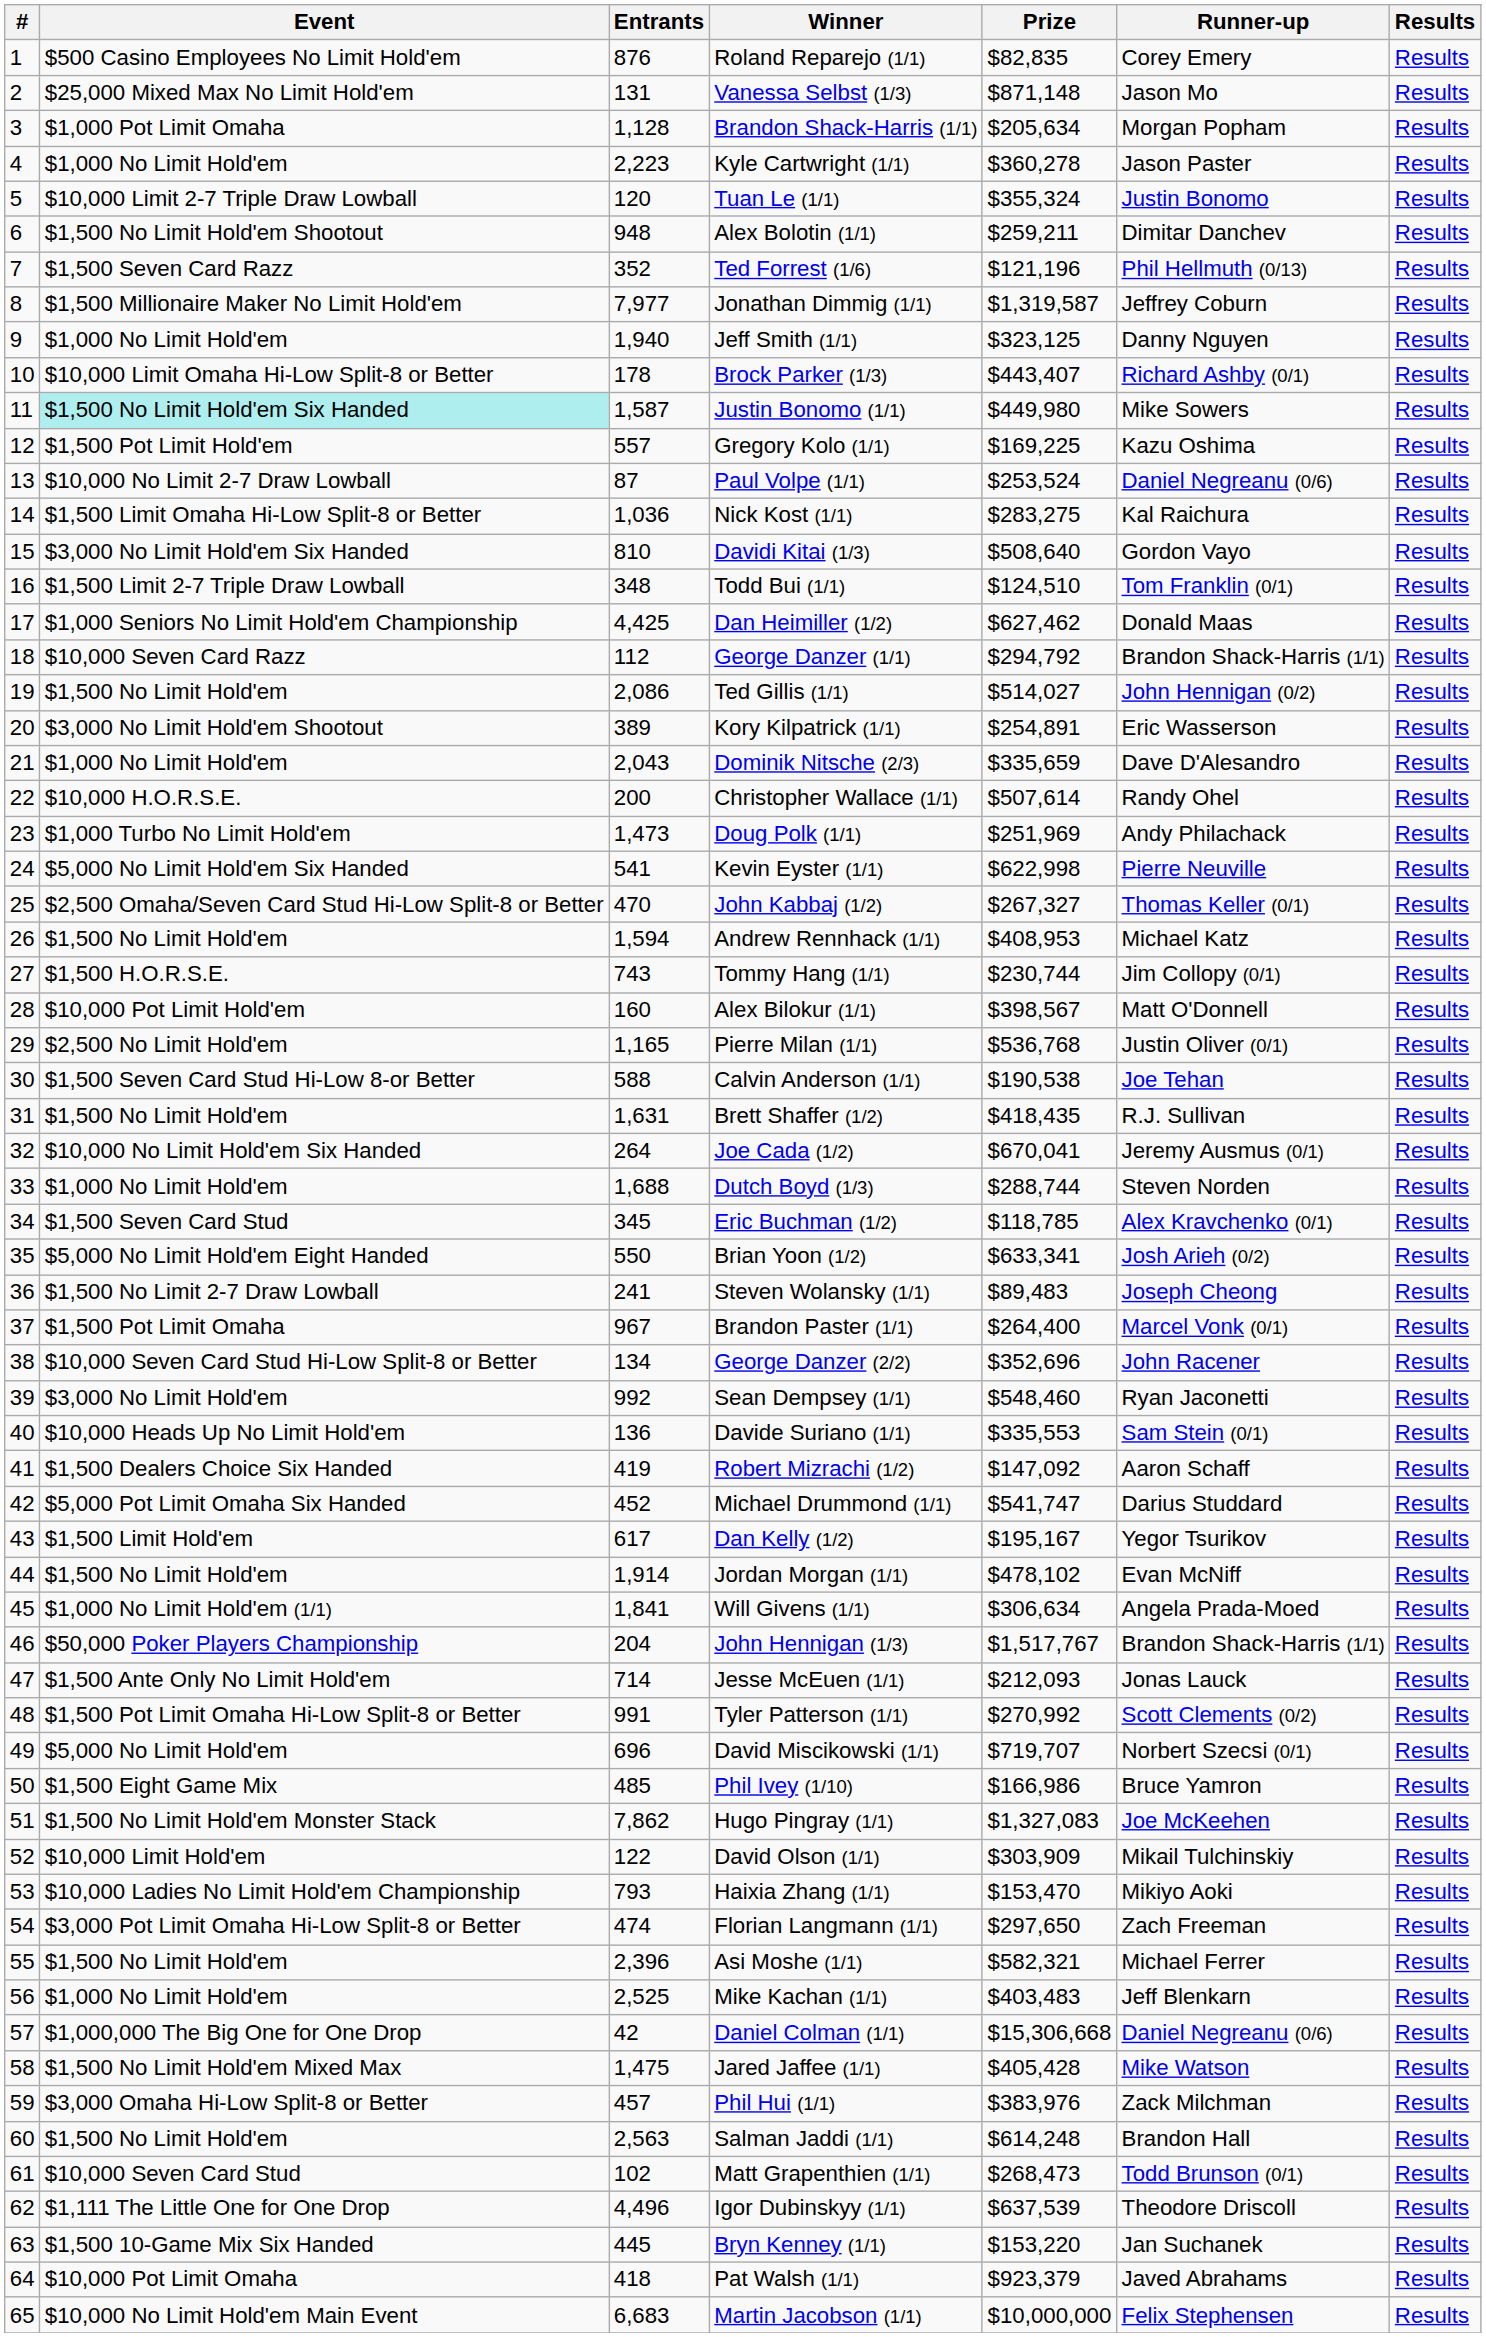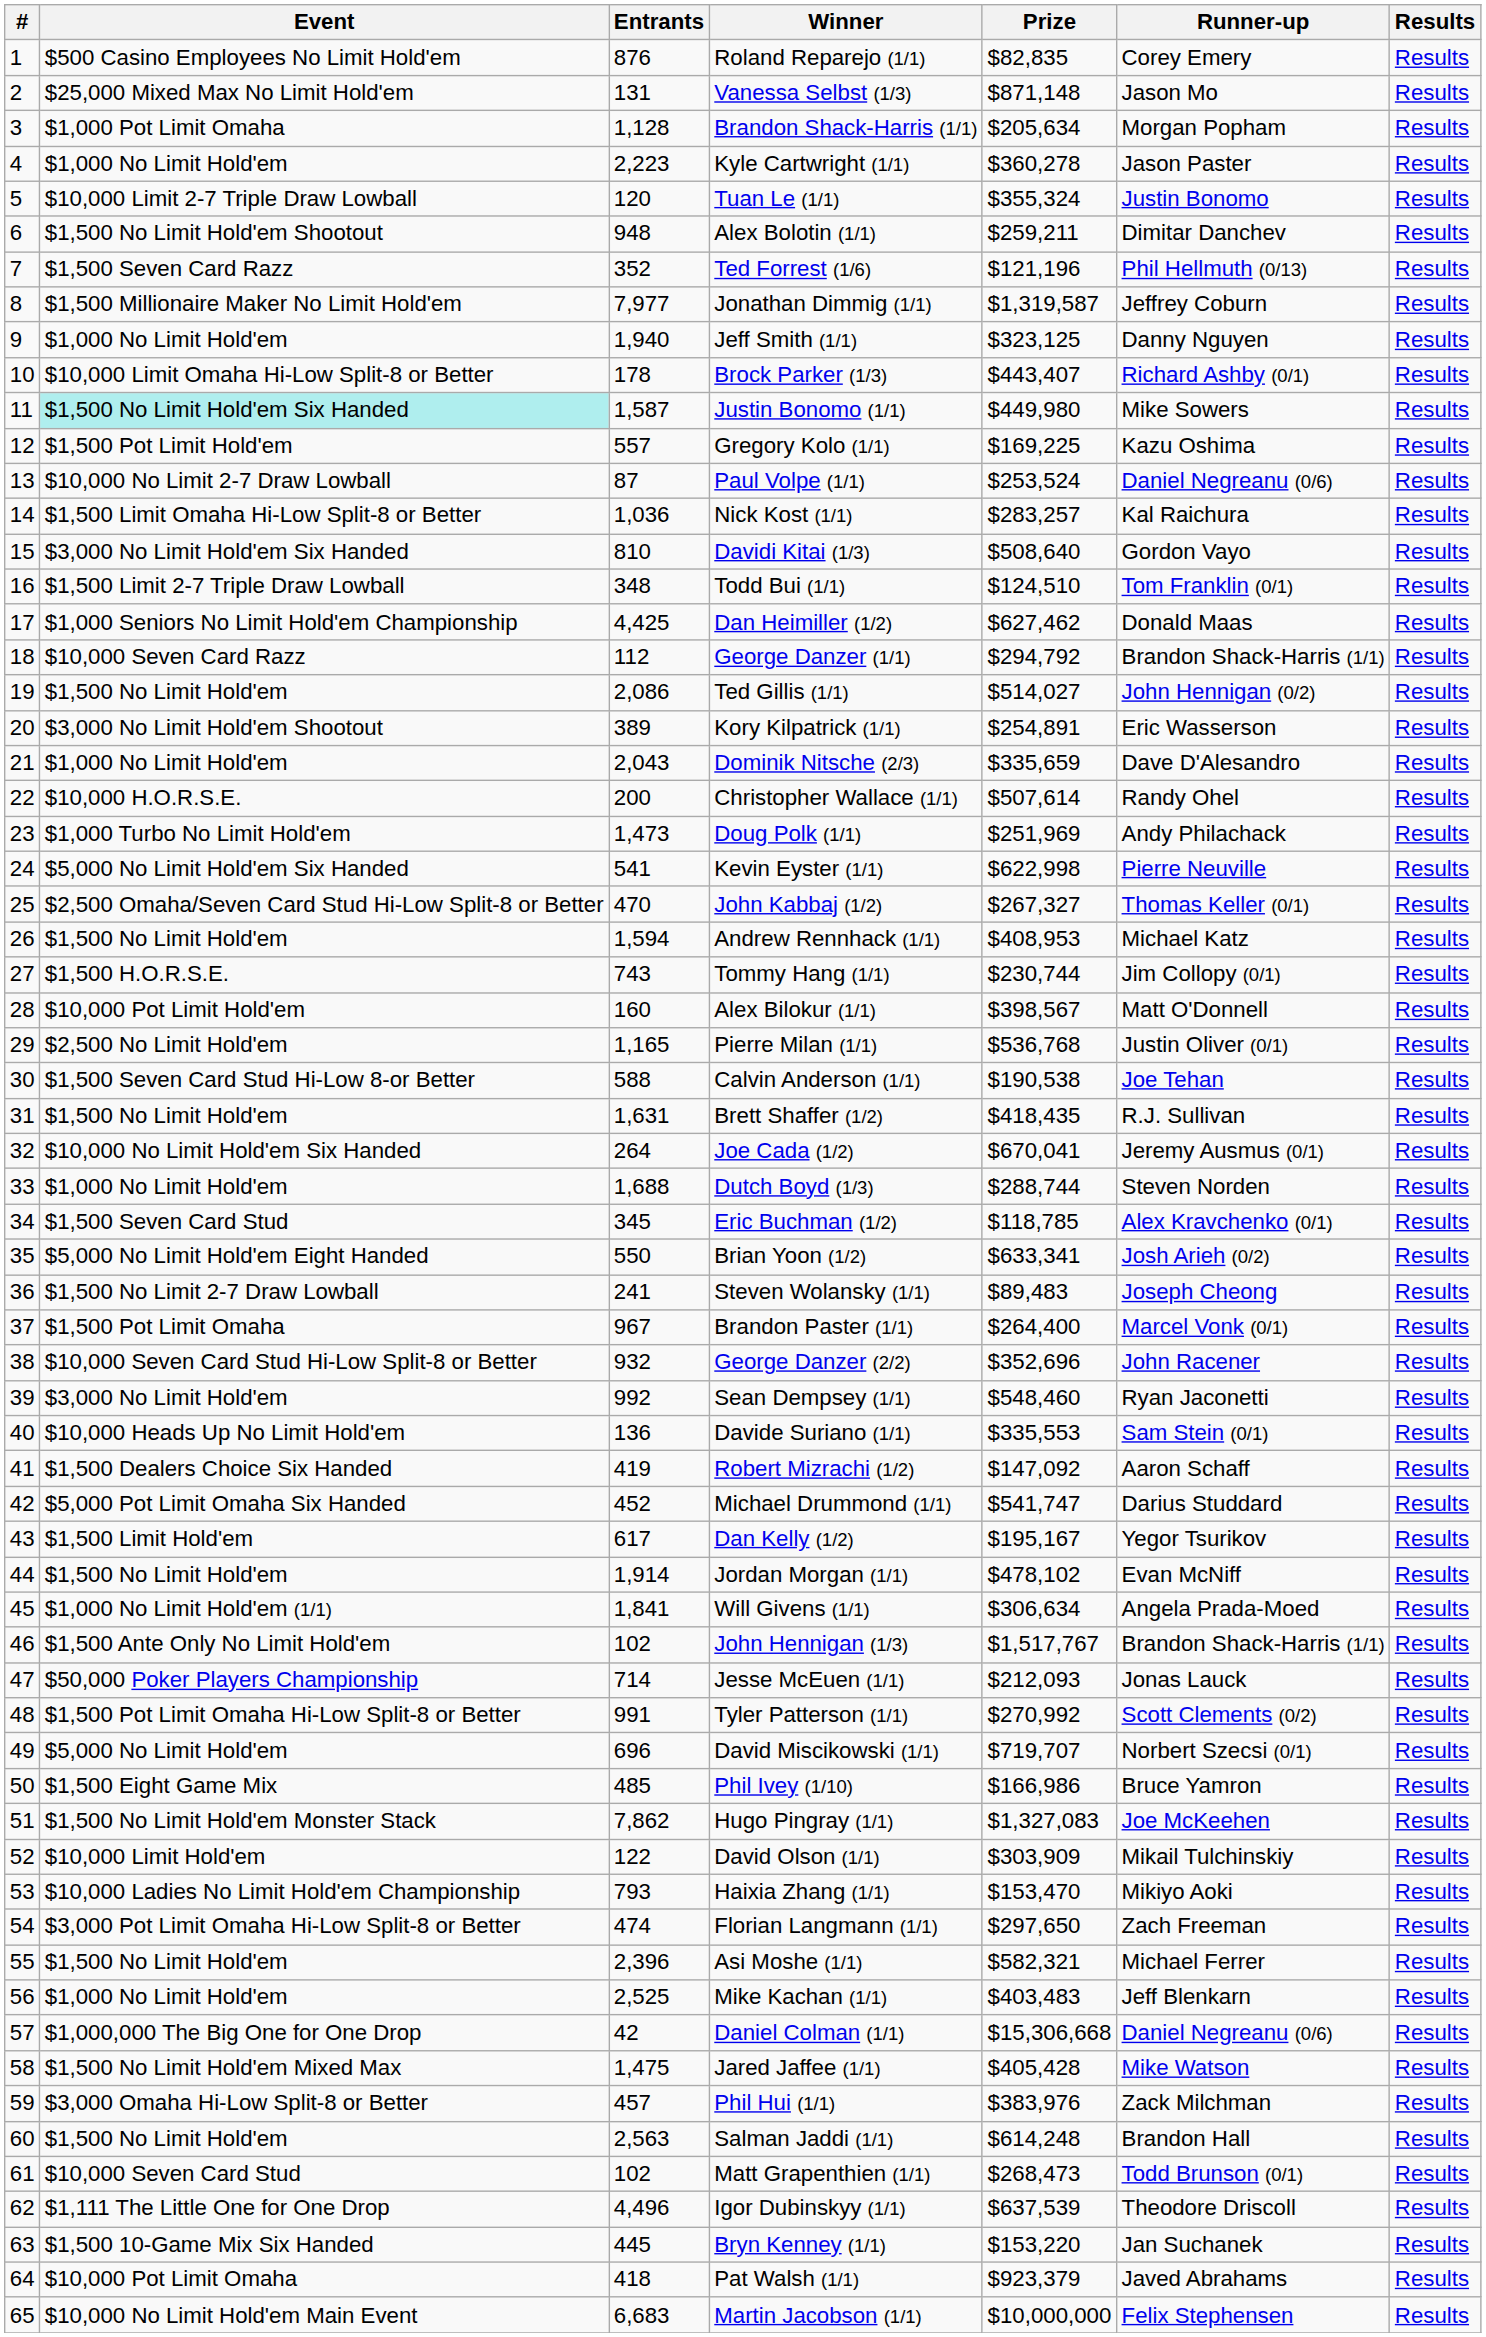(1034, 515) $283,275 -> (1034, 515) $283,257
(632, 1362) 134 -> (632, 1362) 932
(231, 1644) $50,000 Poker Players Championship -> (218, 1644) $1,500 Ante Only No Limit Hold'em
(632, 1644) 204 -> (632, 1644) 102
(218, 1679) $1,500 Ante Only No Limit Hold'em -> (231, 1679) $50,000 Poker Players Championship
